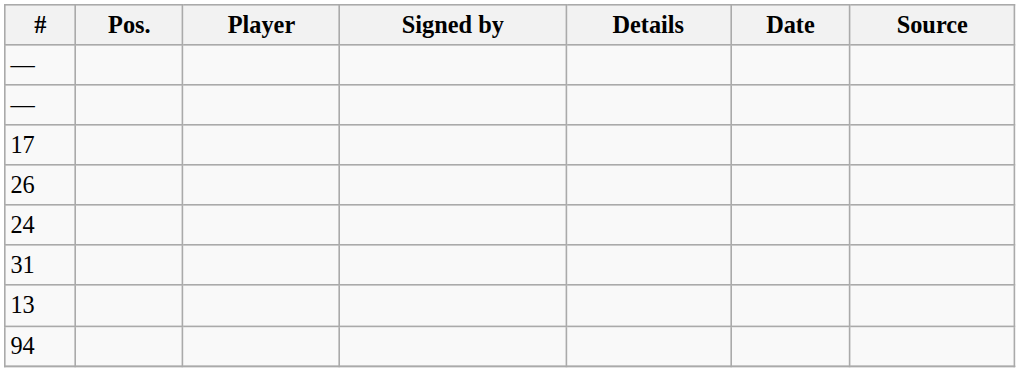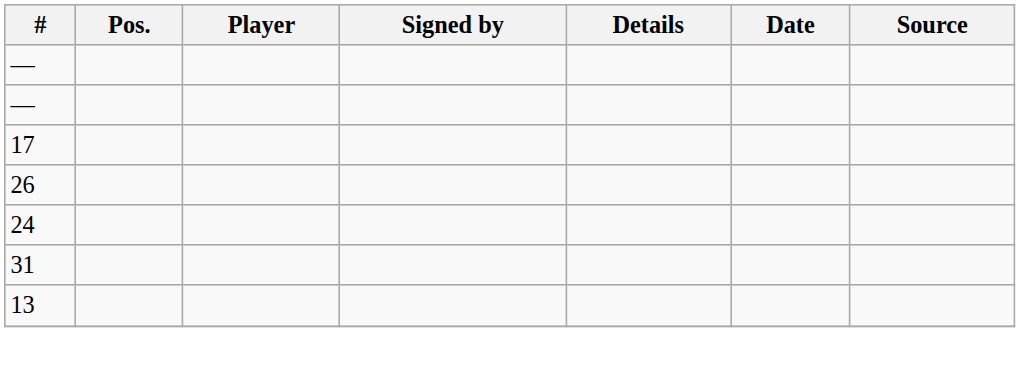- row: (23, 345)
